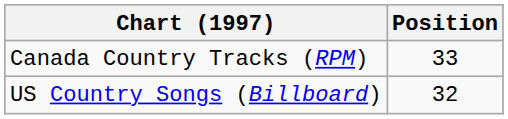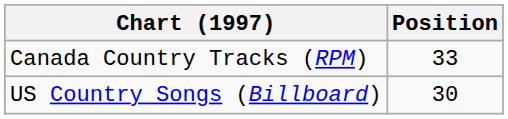(445, 95) 32 -> (445, 95) 30
